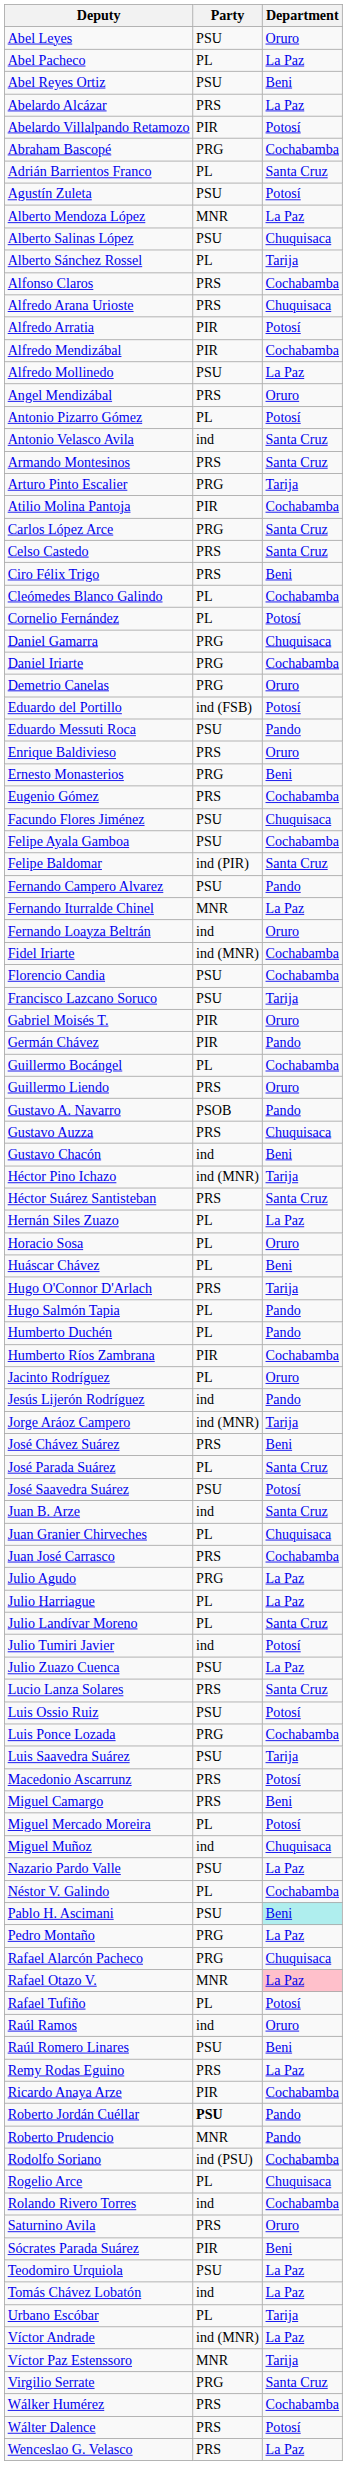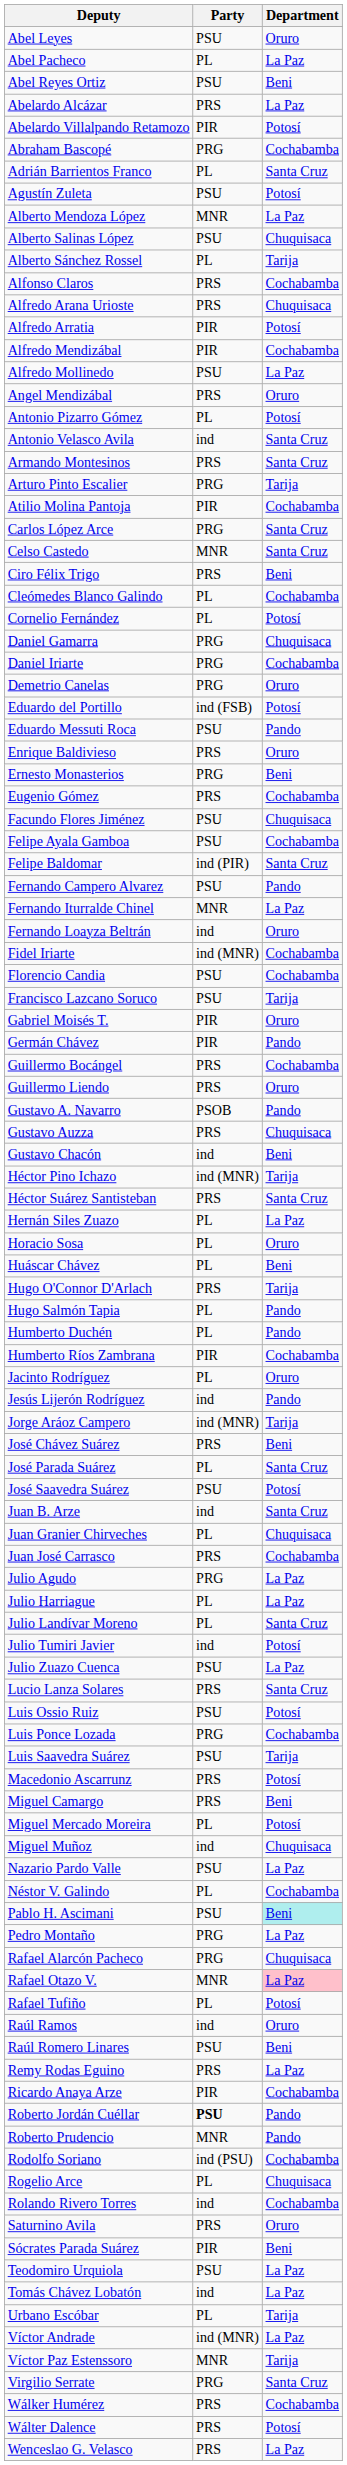(209, 551) PRS -> (212, 551) MNR
(204, 1065) PL -> (209, 1065) PRS
